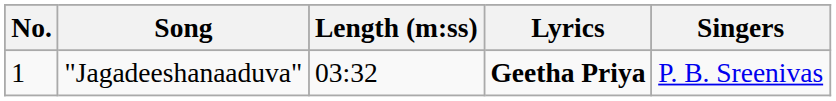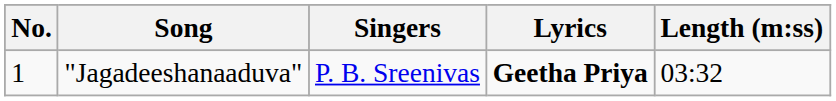columns swapped: (741, 27) <-> (396, 27)
